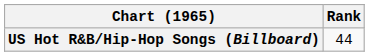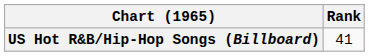(344, 40) 44 -> (344, 40) 41
